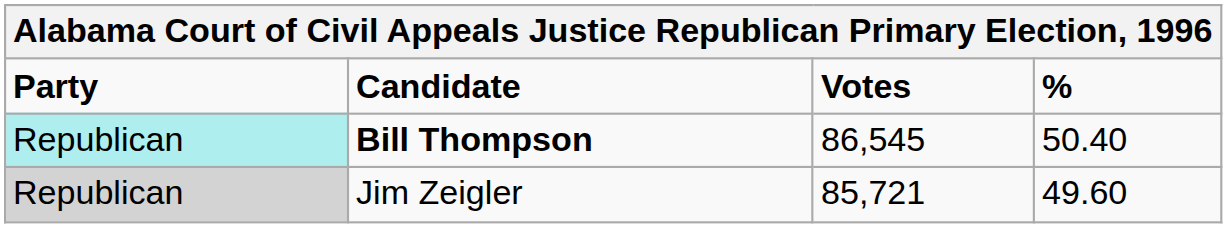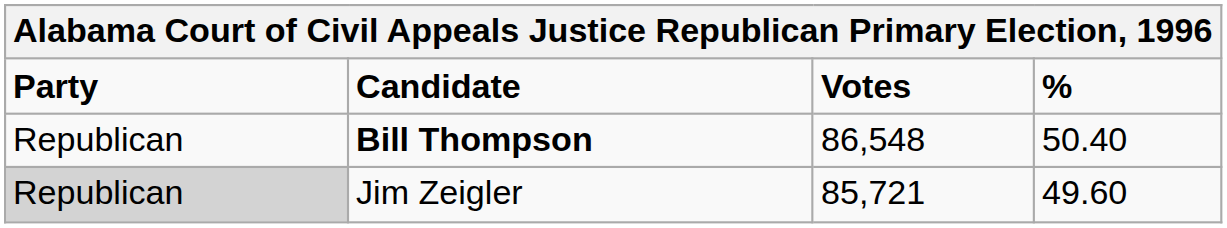(98, 139) paleturquoise background -> (98, 139) no background
(873, 139) 86,545 -> (873, 139) 86,548
